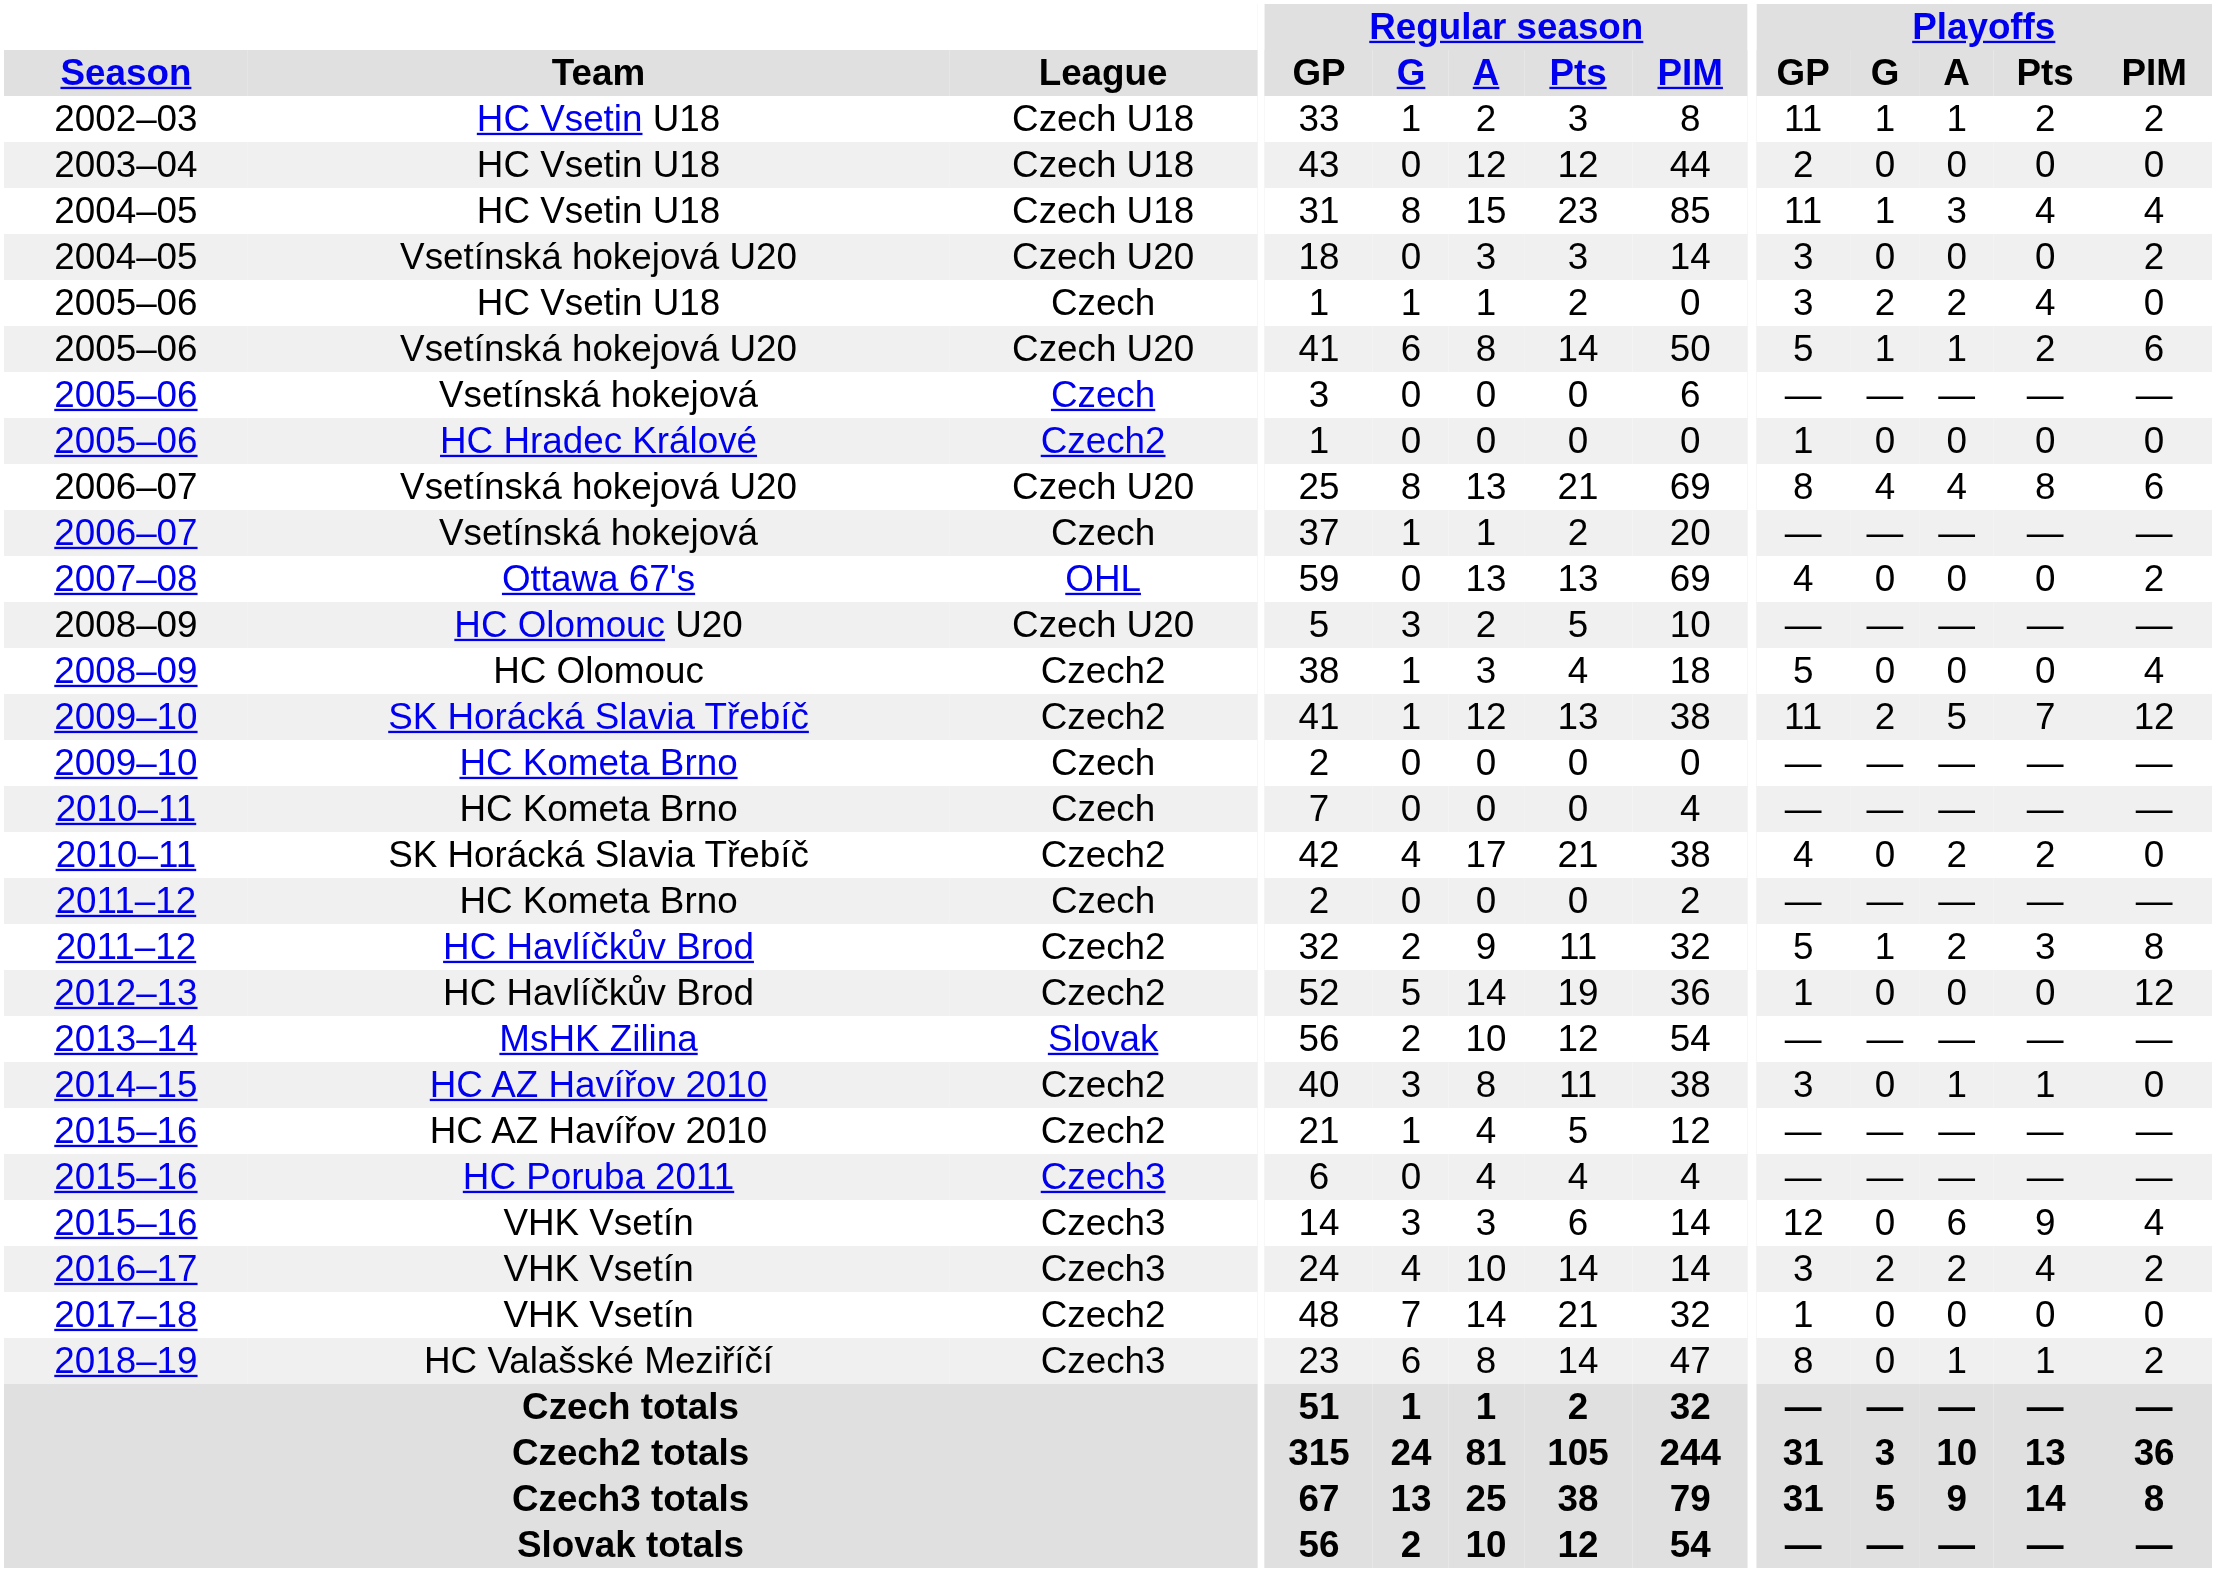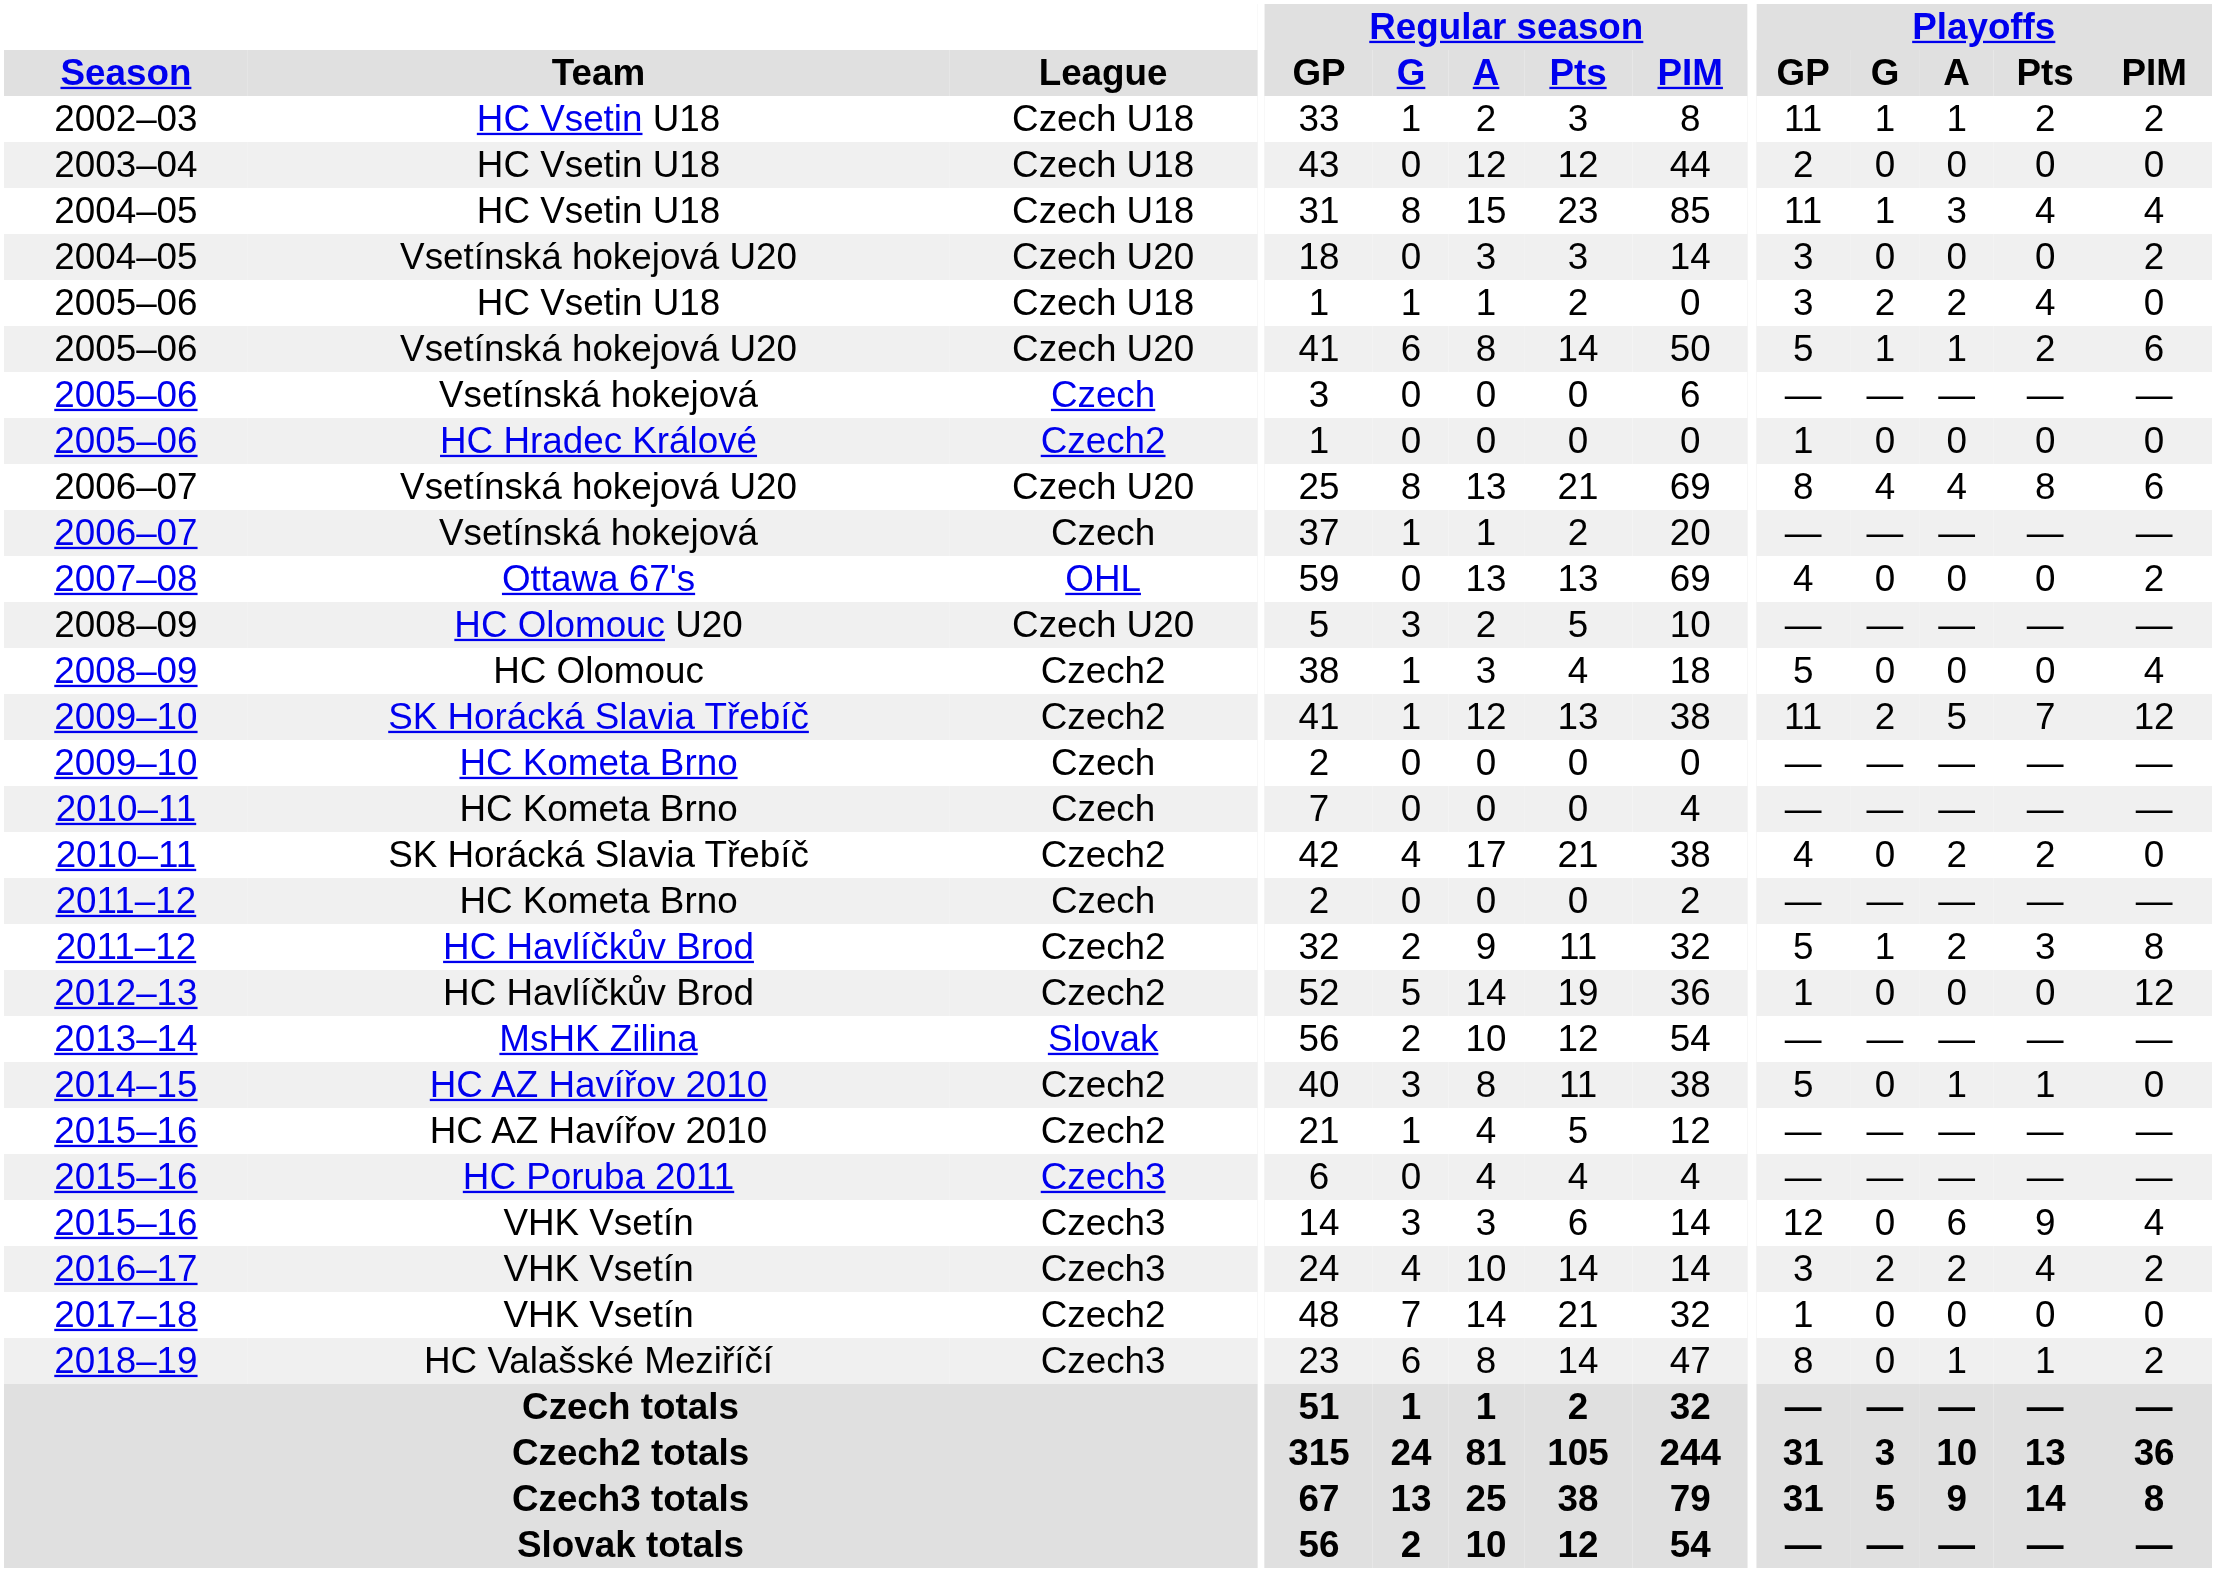(1103, 302) Czech -> (1103, 302) Czech U18
(1803, 1084) 3 -> (1803, 1084) 5
